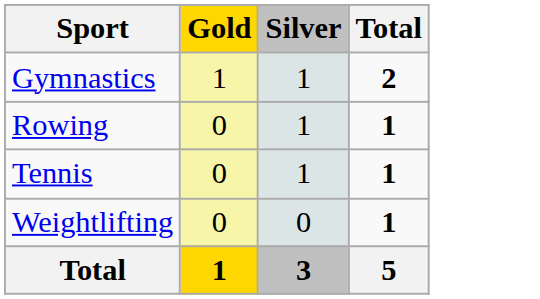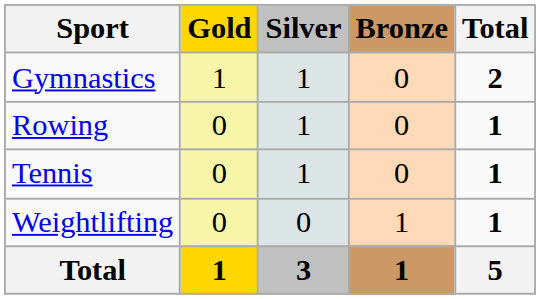+ column: (402, 28)
